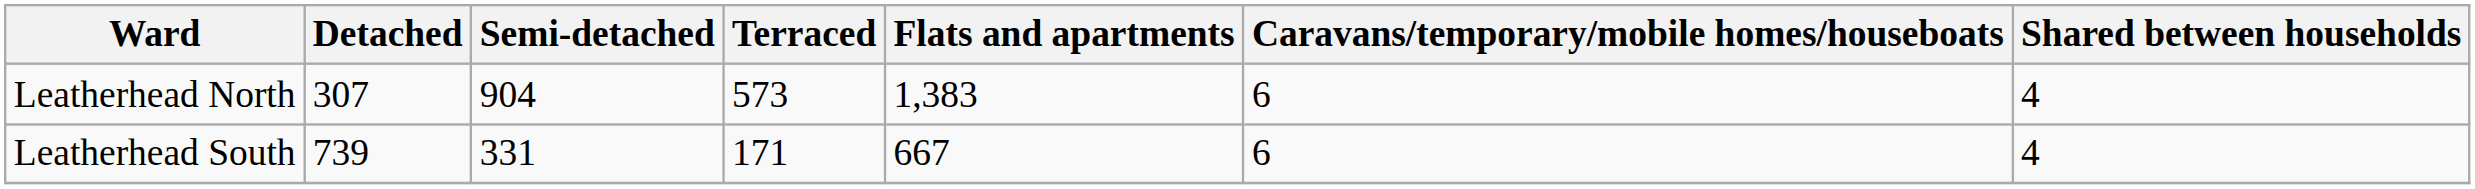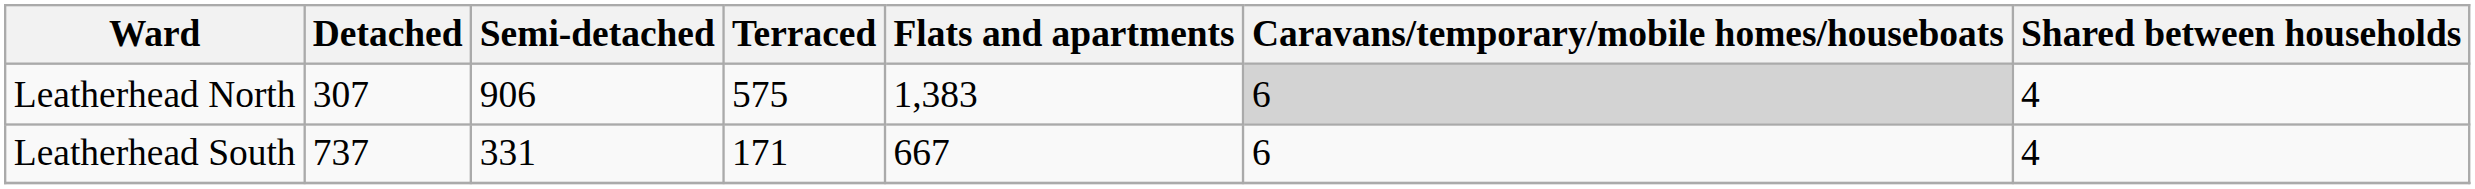(508, 93) 904 -> (508, 93) 906
(760, 93) 573 -> (760, 93) 575
(1261, 93) no background -> (1261, 93) lightgrey background
(341, 152) 739 -> (341, 152) 737
